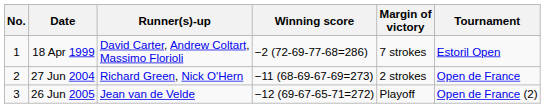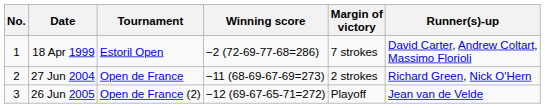columns swapped: (487, 20) <-> (175, 20)
